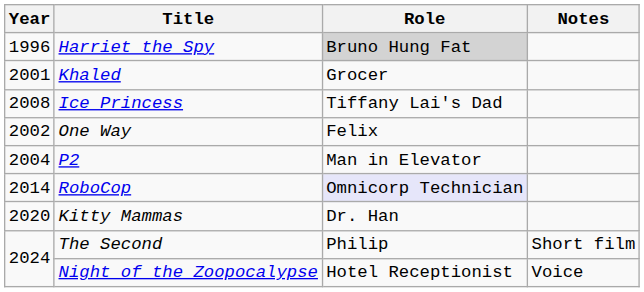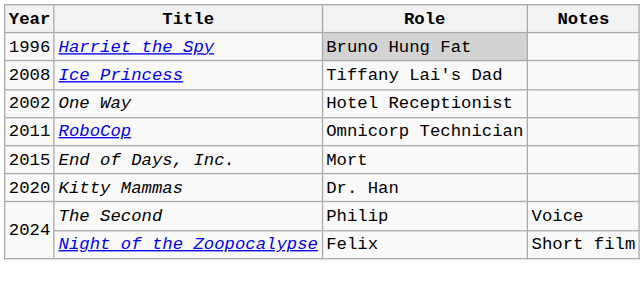- row: (90, 75)
(352, 131) Felix -> (420, 103) Hotel Receptionist
- row: (69, 160)
(30, 188) 2014 -> (30, 131) 2011
(425, 188) lavender background -> (425, 131) no background
+ row: (147, 160)
(583, 244) Short film -> (557, 216) Voice
(420, 272) Hotel Receptionist -> (352, 244) Felix
(557, 272) Voice -> (583, 244) Short film
